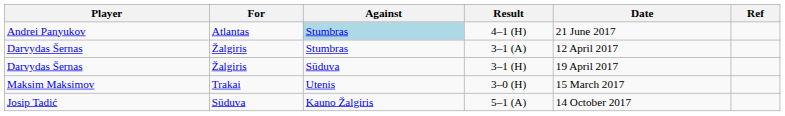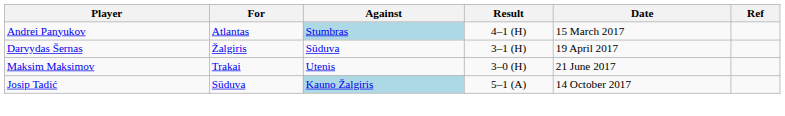(586, 31) 21 June 2017 -> (590, 31) 15 March 2017
- row: (509, 48)
(590, 84) 15 March 2017 -> (586, 66) 21 June 2017
(340, 102) no background -> (340, 84) lightblue background
